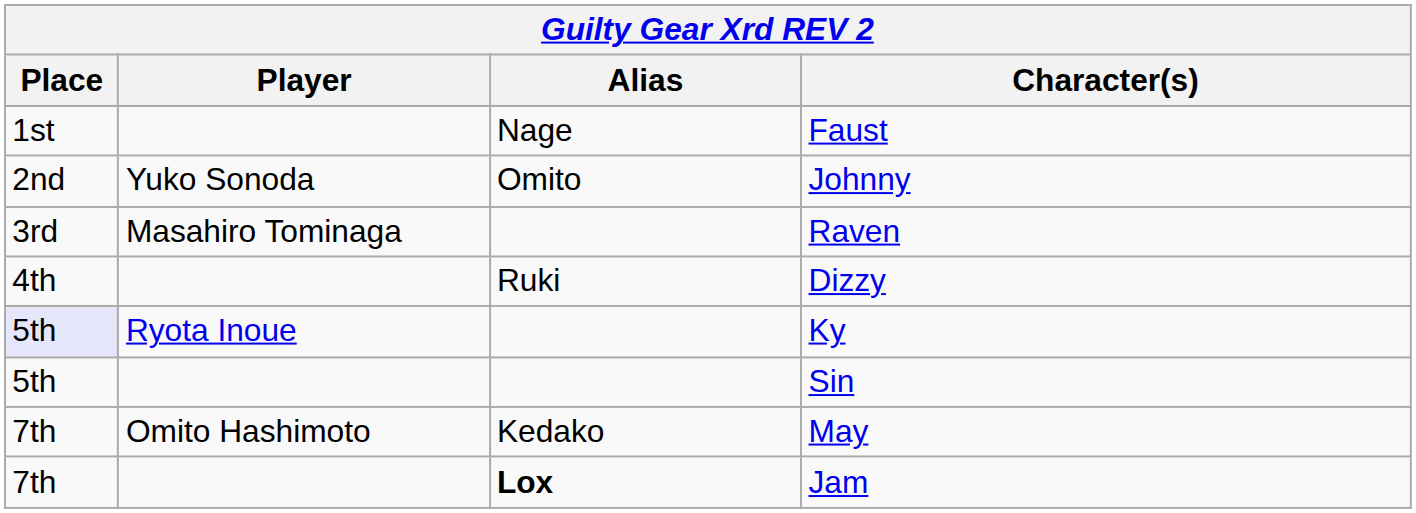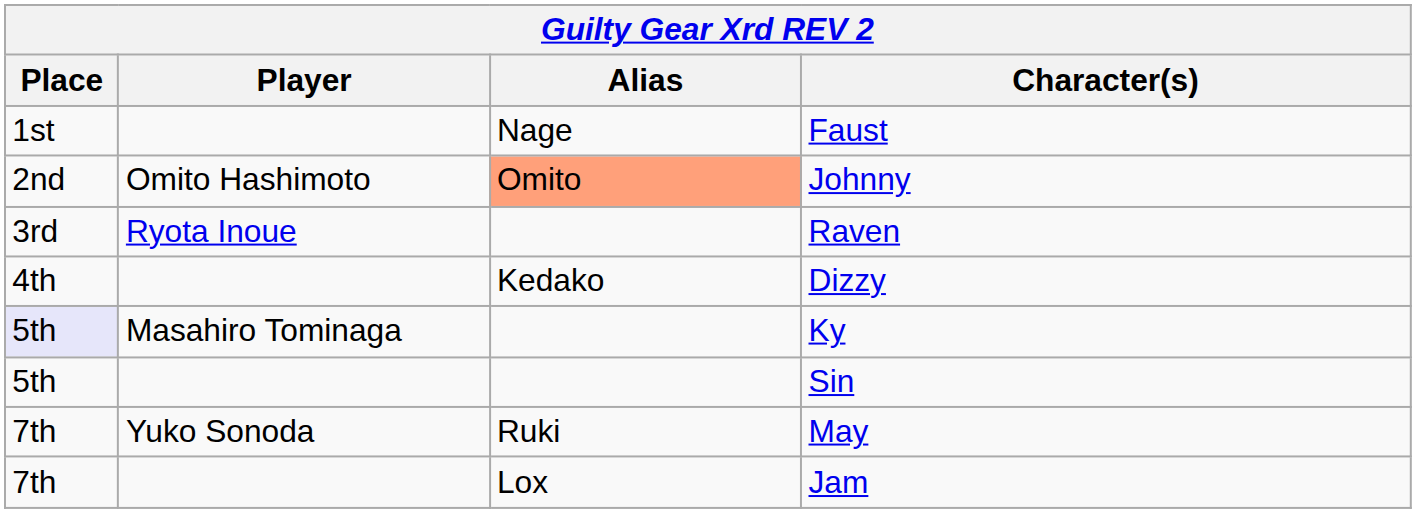(220, 180) Yuko Sonoda -> (248, 180) Omito Hashimoto
(539, 180) no background -> (539, 180) lightsalmon background
(264, 230) Masahiro Tominaga -> (211, 230) Ryota Inoue
(529, 280) Ruki -> (551, 280) Kedako
(211, 331) Ryota Inoue -> (264, 331) Masahiro Tominaga
(248, 431) Omito Hashimoto -> (220, 431) Yuko Sonoda
(551, 431) Kedako -> (529, 431) Ruki
(525, 481) bold -> (522, 481) normal
